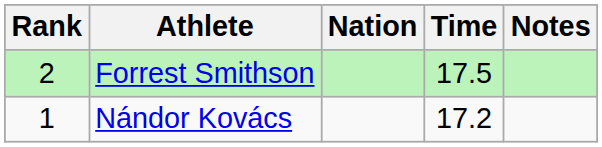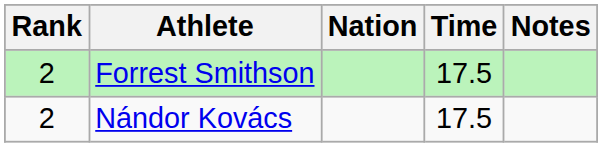(47, 118) 1 -> (47, 118) 2
(464, 118) 17.2 -> (464, 118) 17.5
